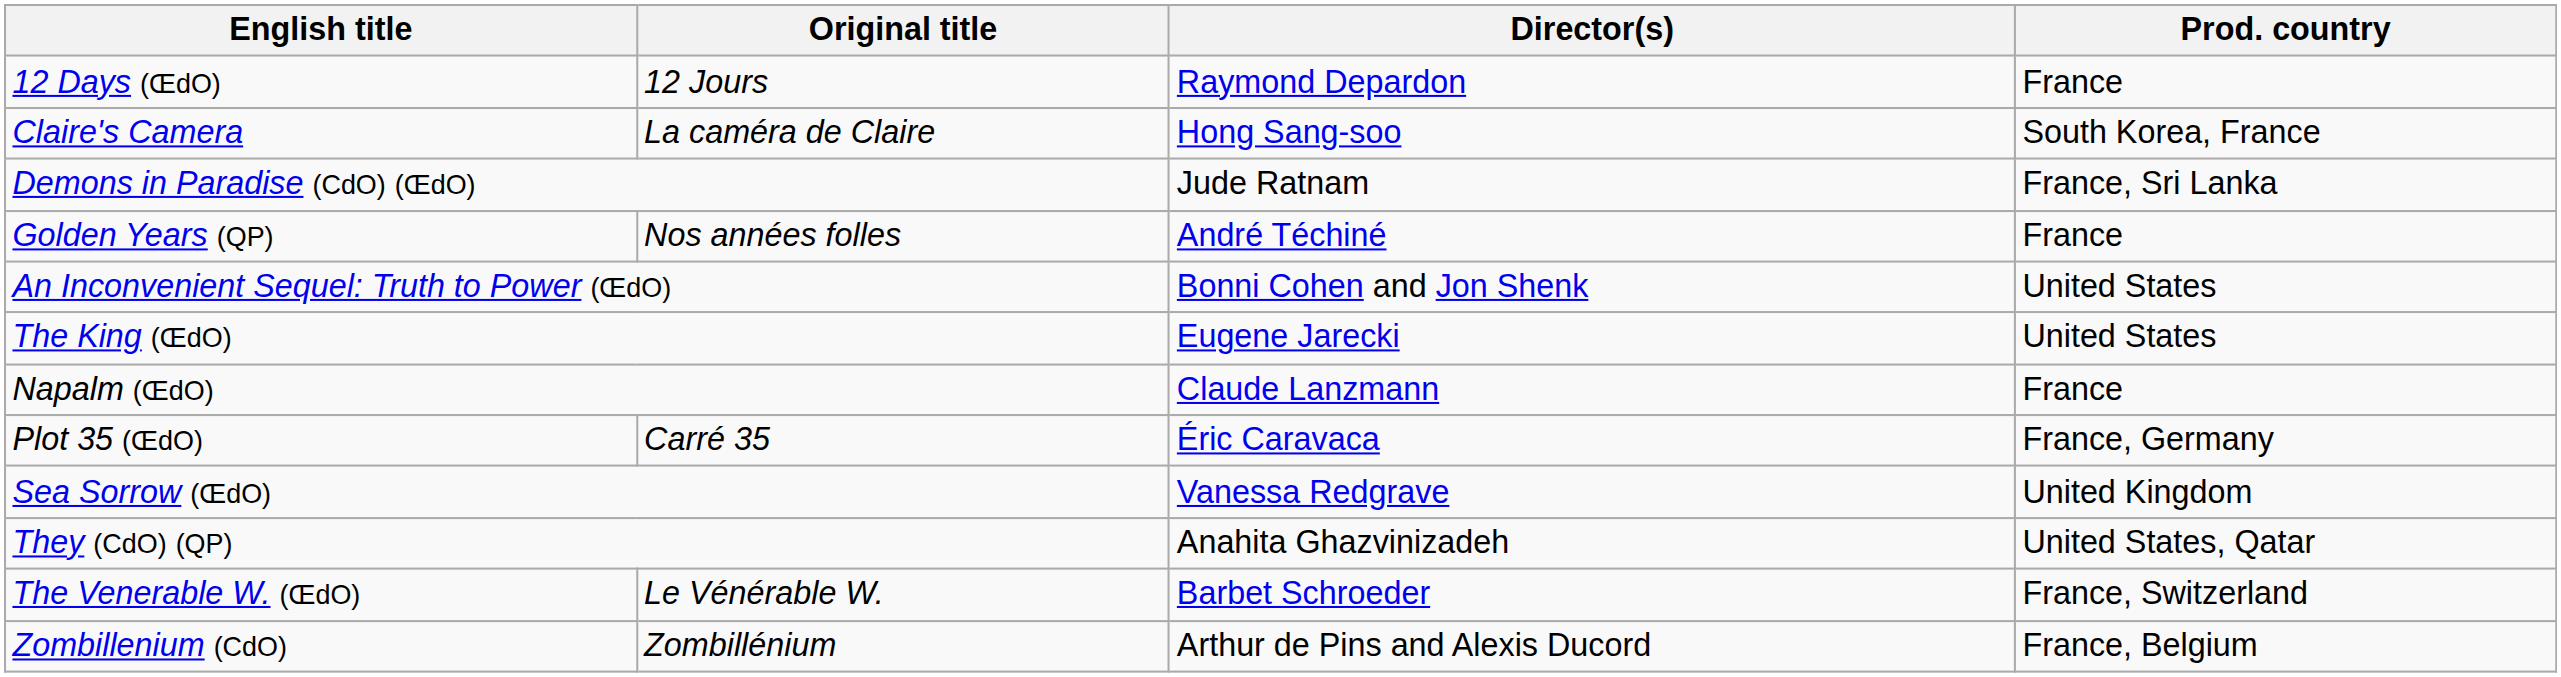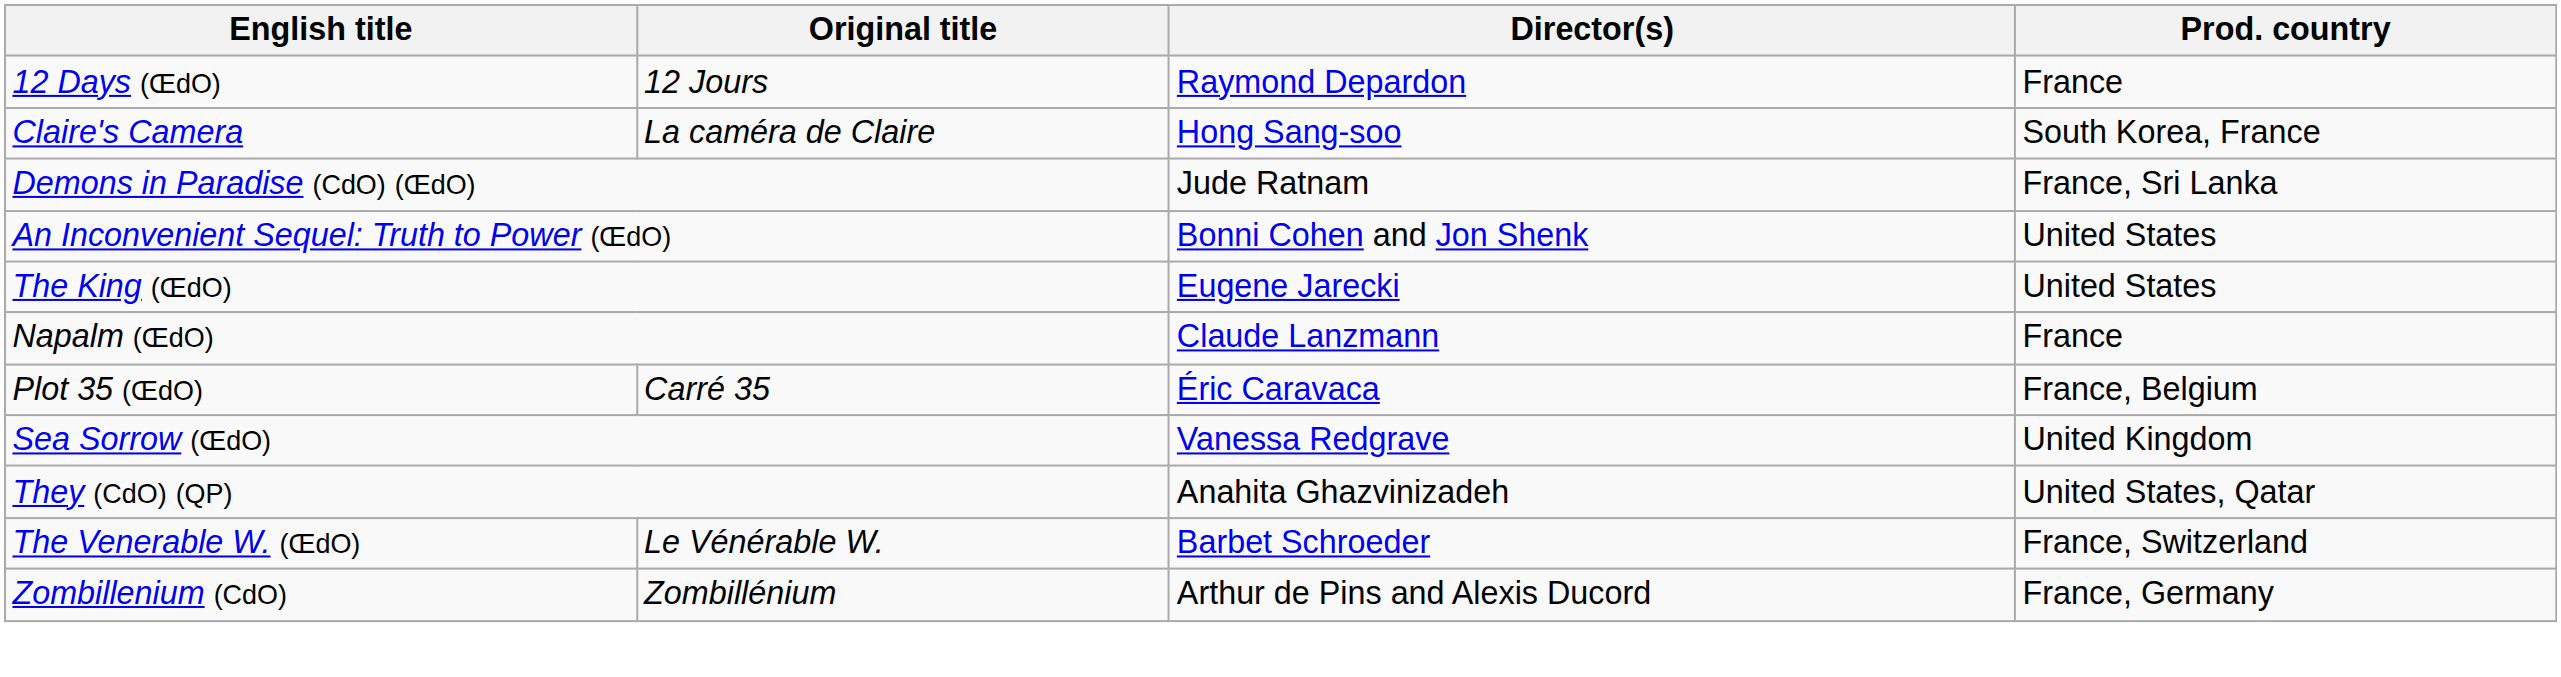- row: (143, 235)
(2148, 440) France, Germany -> (2140, 388) France, Belgium
(2140, 645) France, Belgium -> (2148, 593) France, Germany
